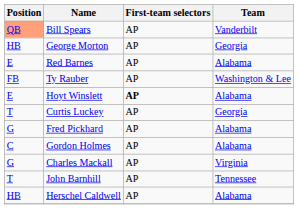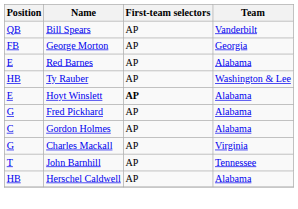(14, 29) lightsalmon background -> (14, 29) no background
(14, 46) HB -> (13, 46) FB
(13, 79) FB -> (14, 79) HB
- row: (75, 112)
